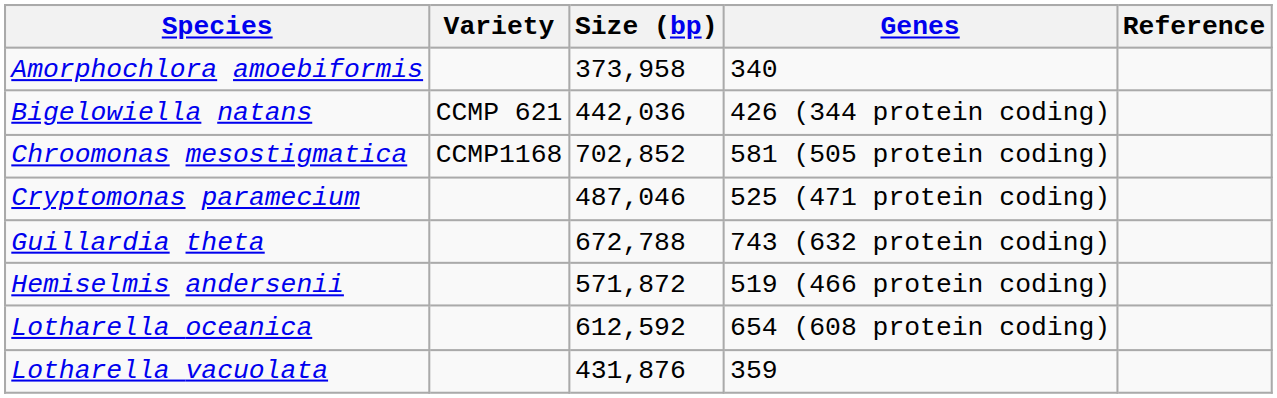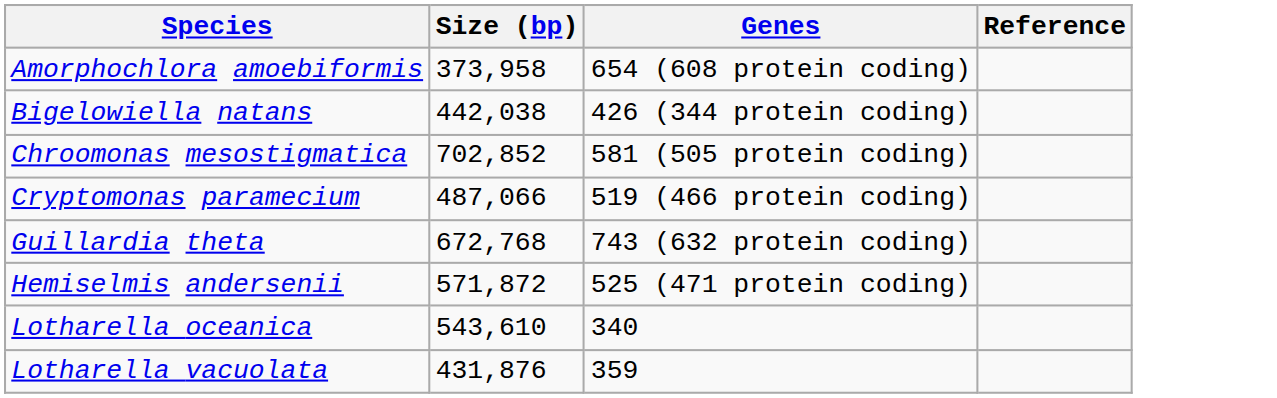- column: (499, 27)
(754, 70) 340 -> (781, 70) 654 (608 protein coding)
(630, 113) 442,036 -> (491, 113) 442,038
(630, 199) 487,046 -> (491, 199) 487,066
(920, 199) 525 (471 protein coding) -> (781, 199) 519 (466 protein coding)
(630, 242) 672,788 -> (491, 242) 672,768
(920, 285) 519 (466 protein coding) -> (781, 285) 525 (471 protein coding)
(630, 328) 612,592 -> (491, 328) 543,610
(920, 328) 654 (608 protein coding) -> (615, 328) 340
